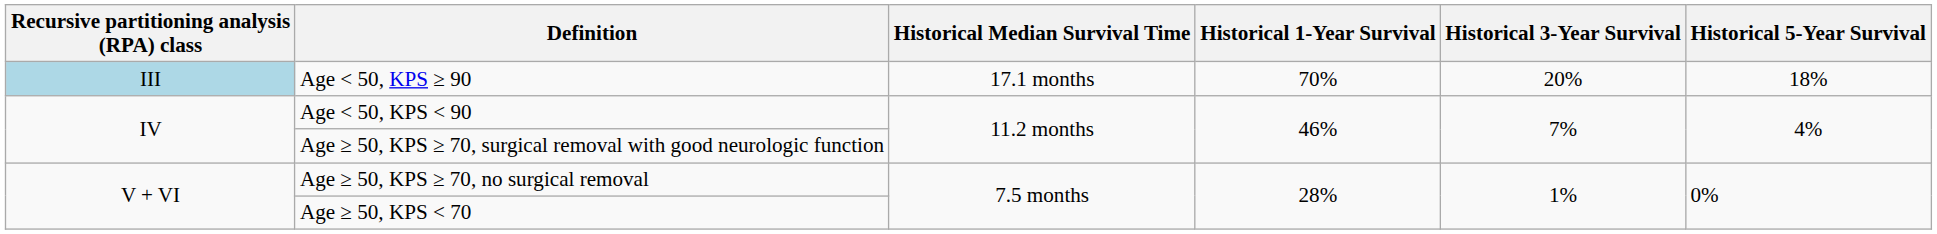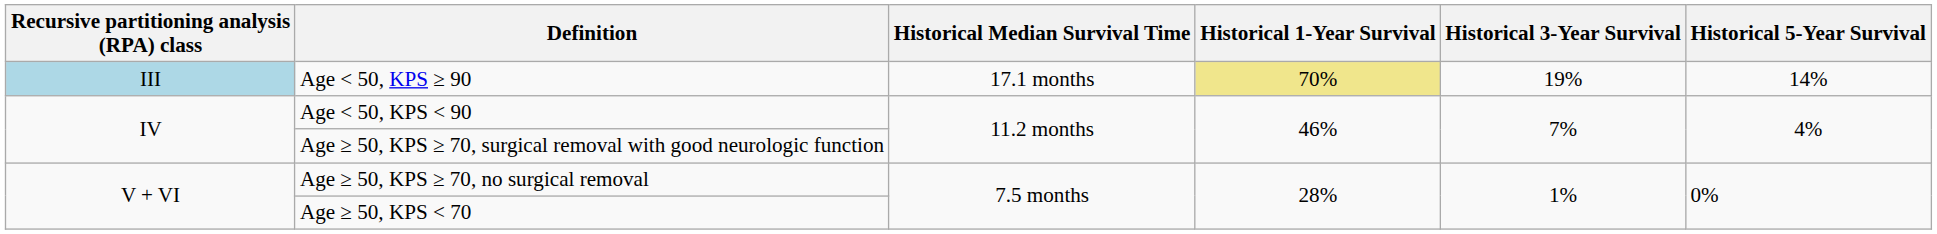(1318, 78) no background -> (1318, 78) khaki background
(1563, 78) 20% -> (1563, 78) 19%
(1808, 78) 18% -> (1808, 78) 14%
